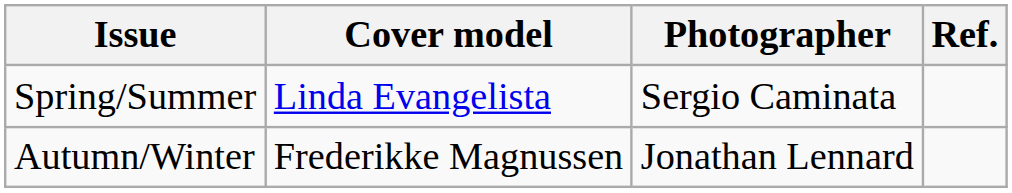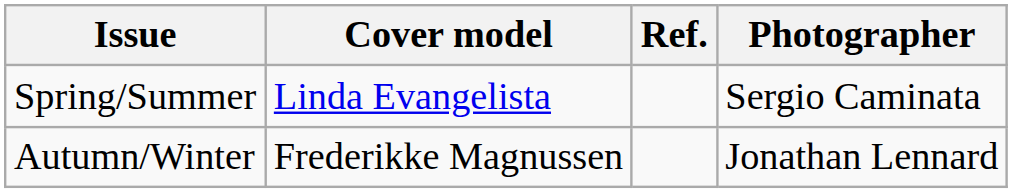columns swapped: (777, 34) <-> (965, 34)
